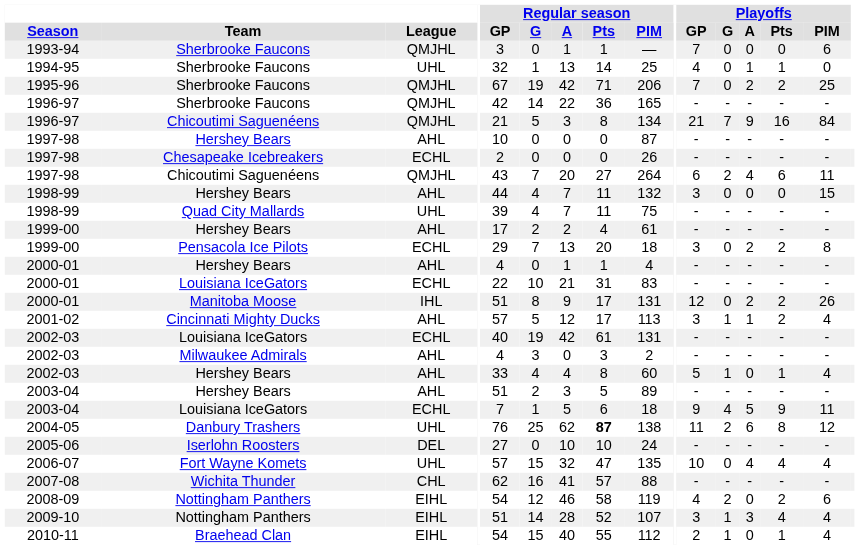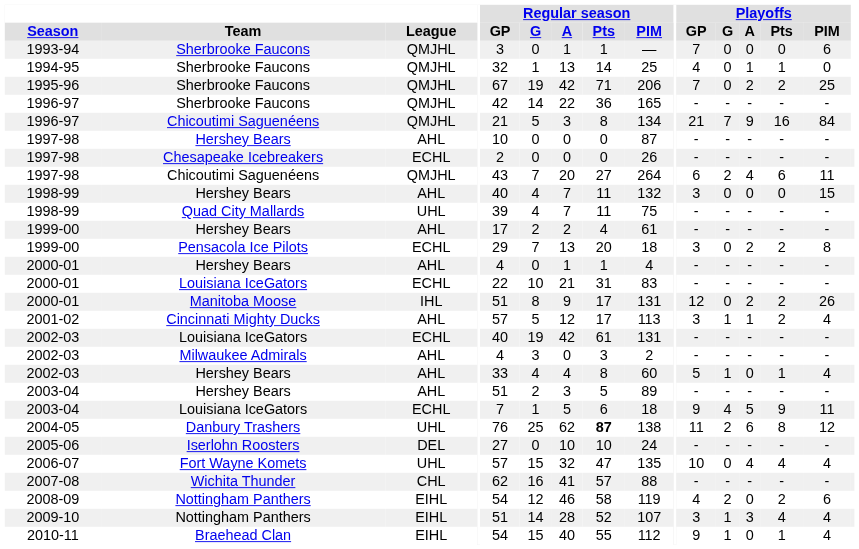(431, 67) UHL -> (431, 67) QMJHL
(500, 193) 44 -> (500, 193) 40
(696, 535) 2 -> (696, 535) 9
